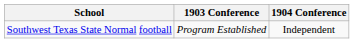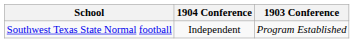columns swapped: (222, 12) <-> (309, 12)
